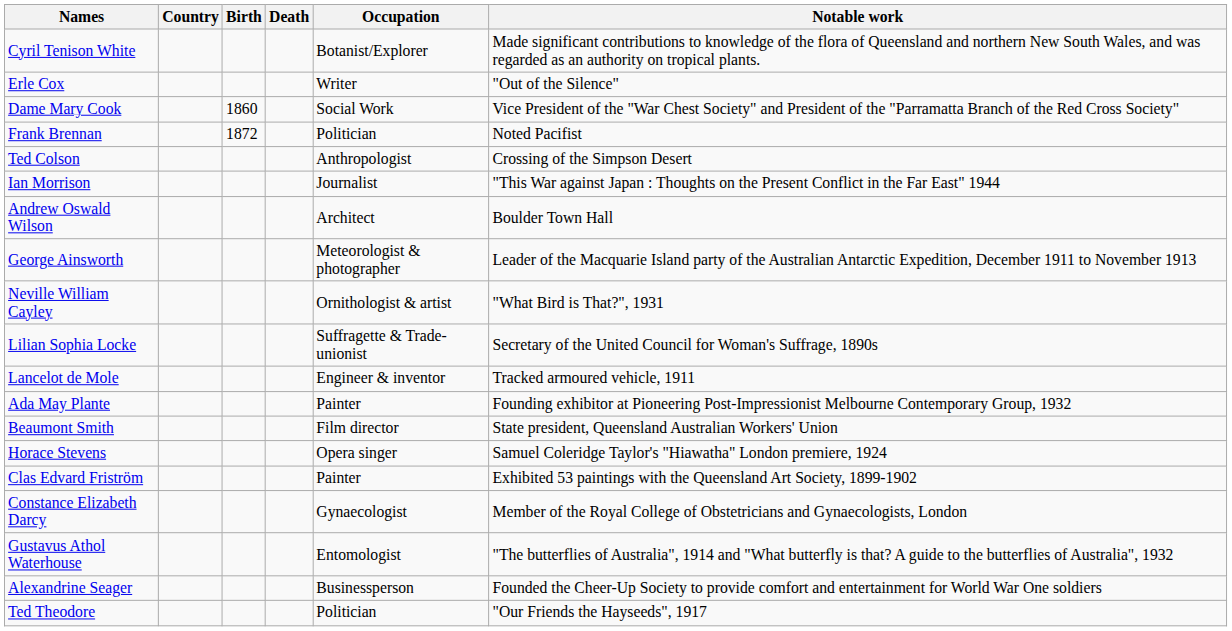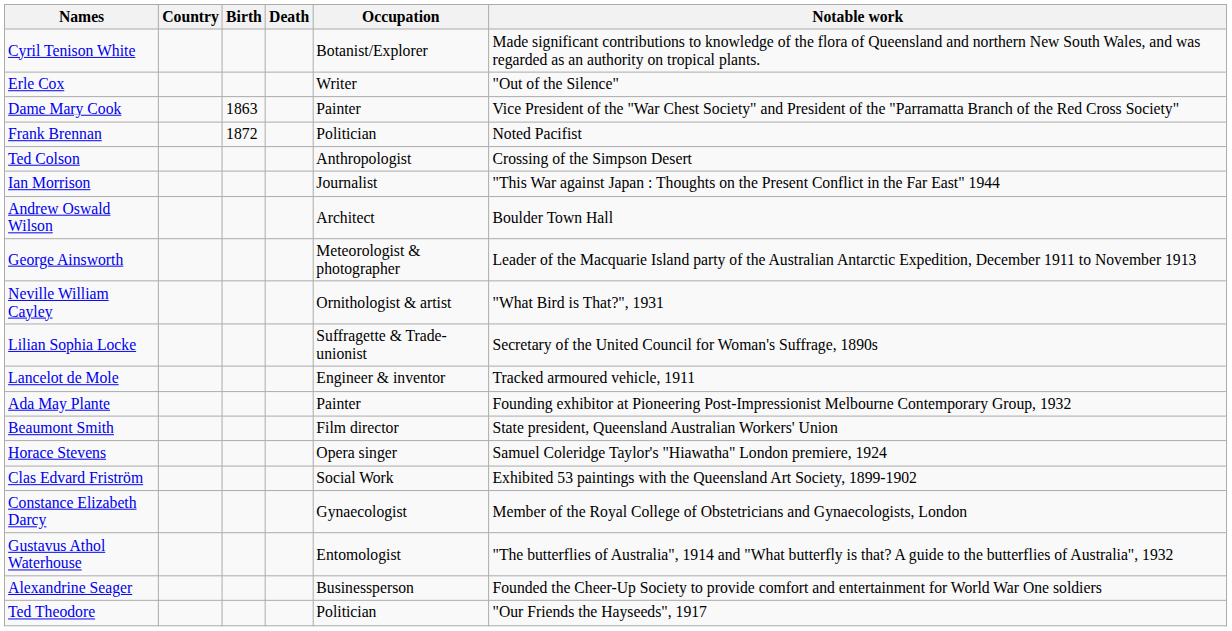(242, 109) 1860 -> (242, 109) 1863
(355, 109) Social Work -> (339, 109) Painter
(339, 478) Painter -> (355, 478) Social Work
